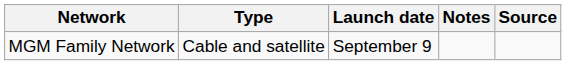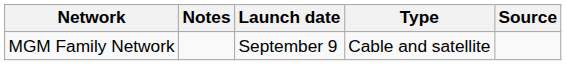columns swapped: (254, 18) <-> (466, 18)
